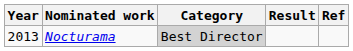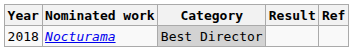(23, 36) 2013 -> (23, 36) 2018
